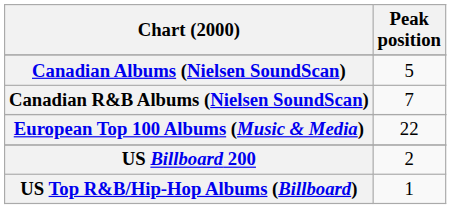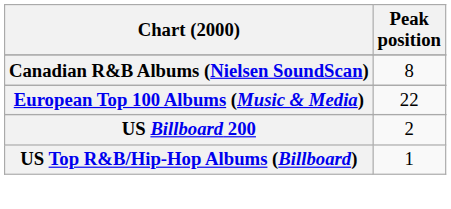- row: (189, 70)
(409, 99) 7 -> (409, 70) 8
